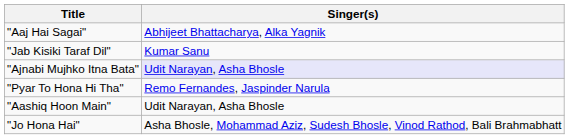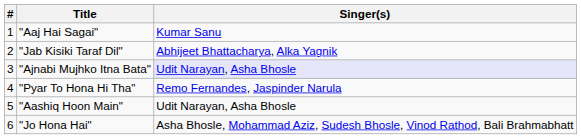+ column: (10, 14)
(235, 32) Abhijeet Bhattacharya, Alka Yagnik -> (189, 32) Kumar Sanu
(177, 51) Kumar Sanu -> (247, 51) Abhijeet Bhattacharya, Alka Yagnik
